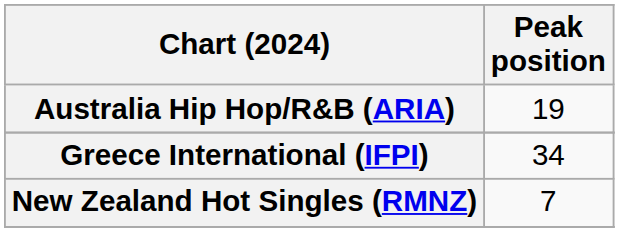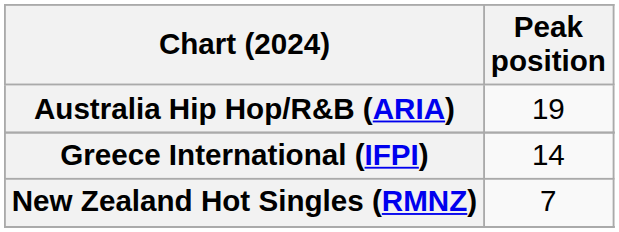(548, 155) 34 -> (548, 155) 14
